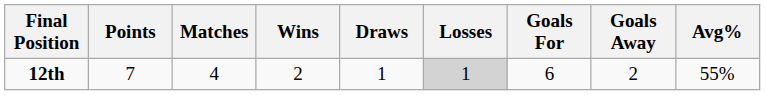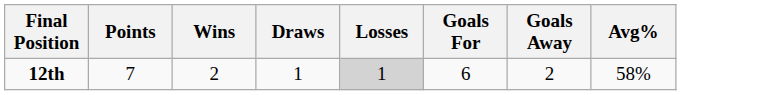- column: (214, 31)
(717, 74) 55% -> (633, 74) 58%
